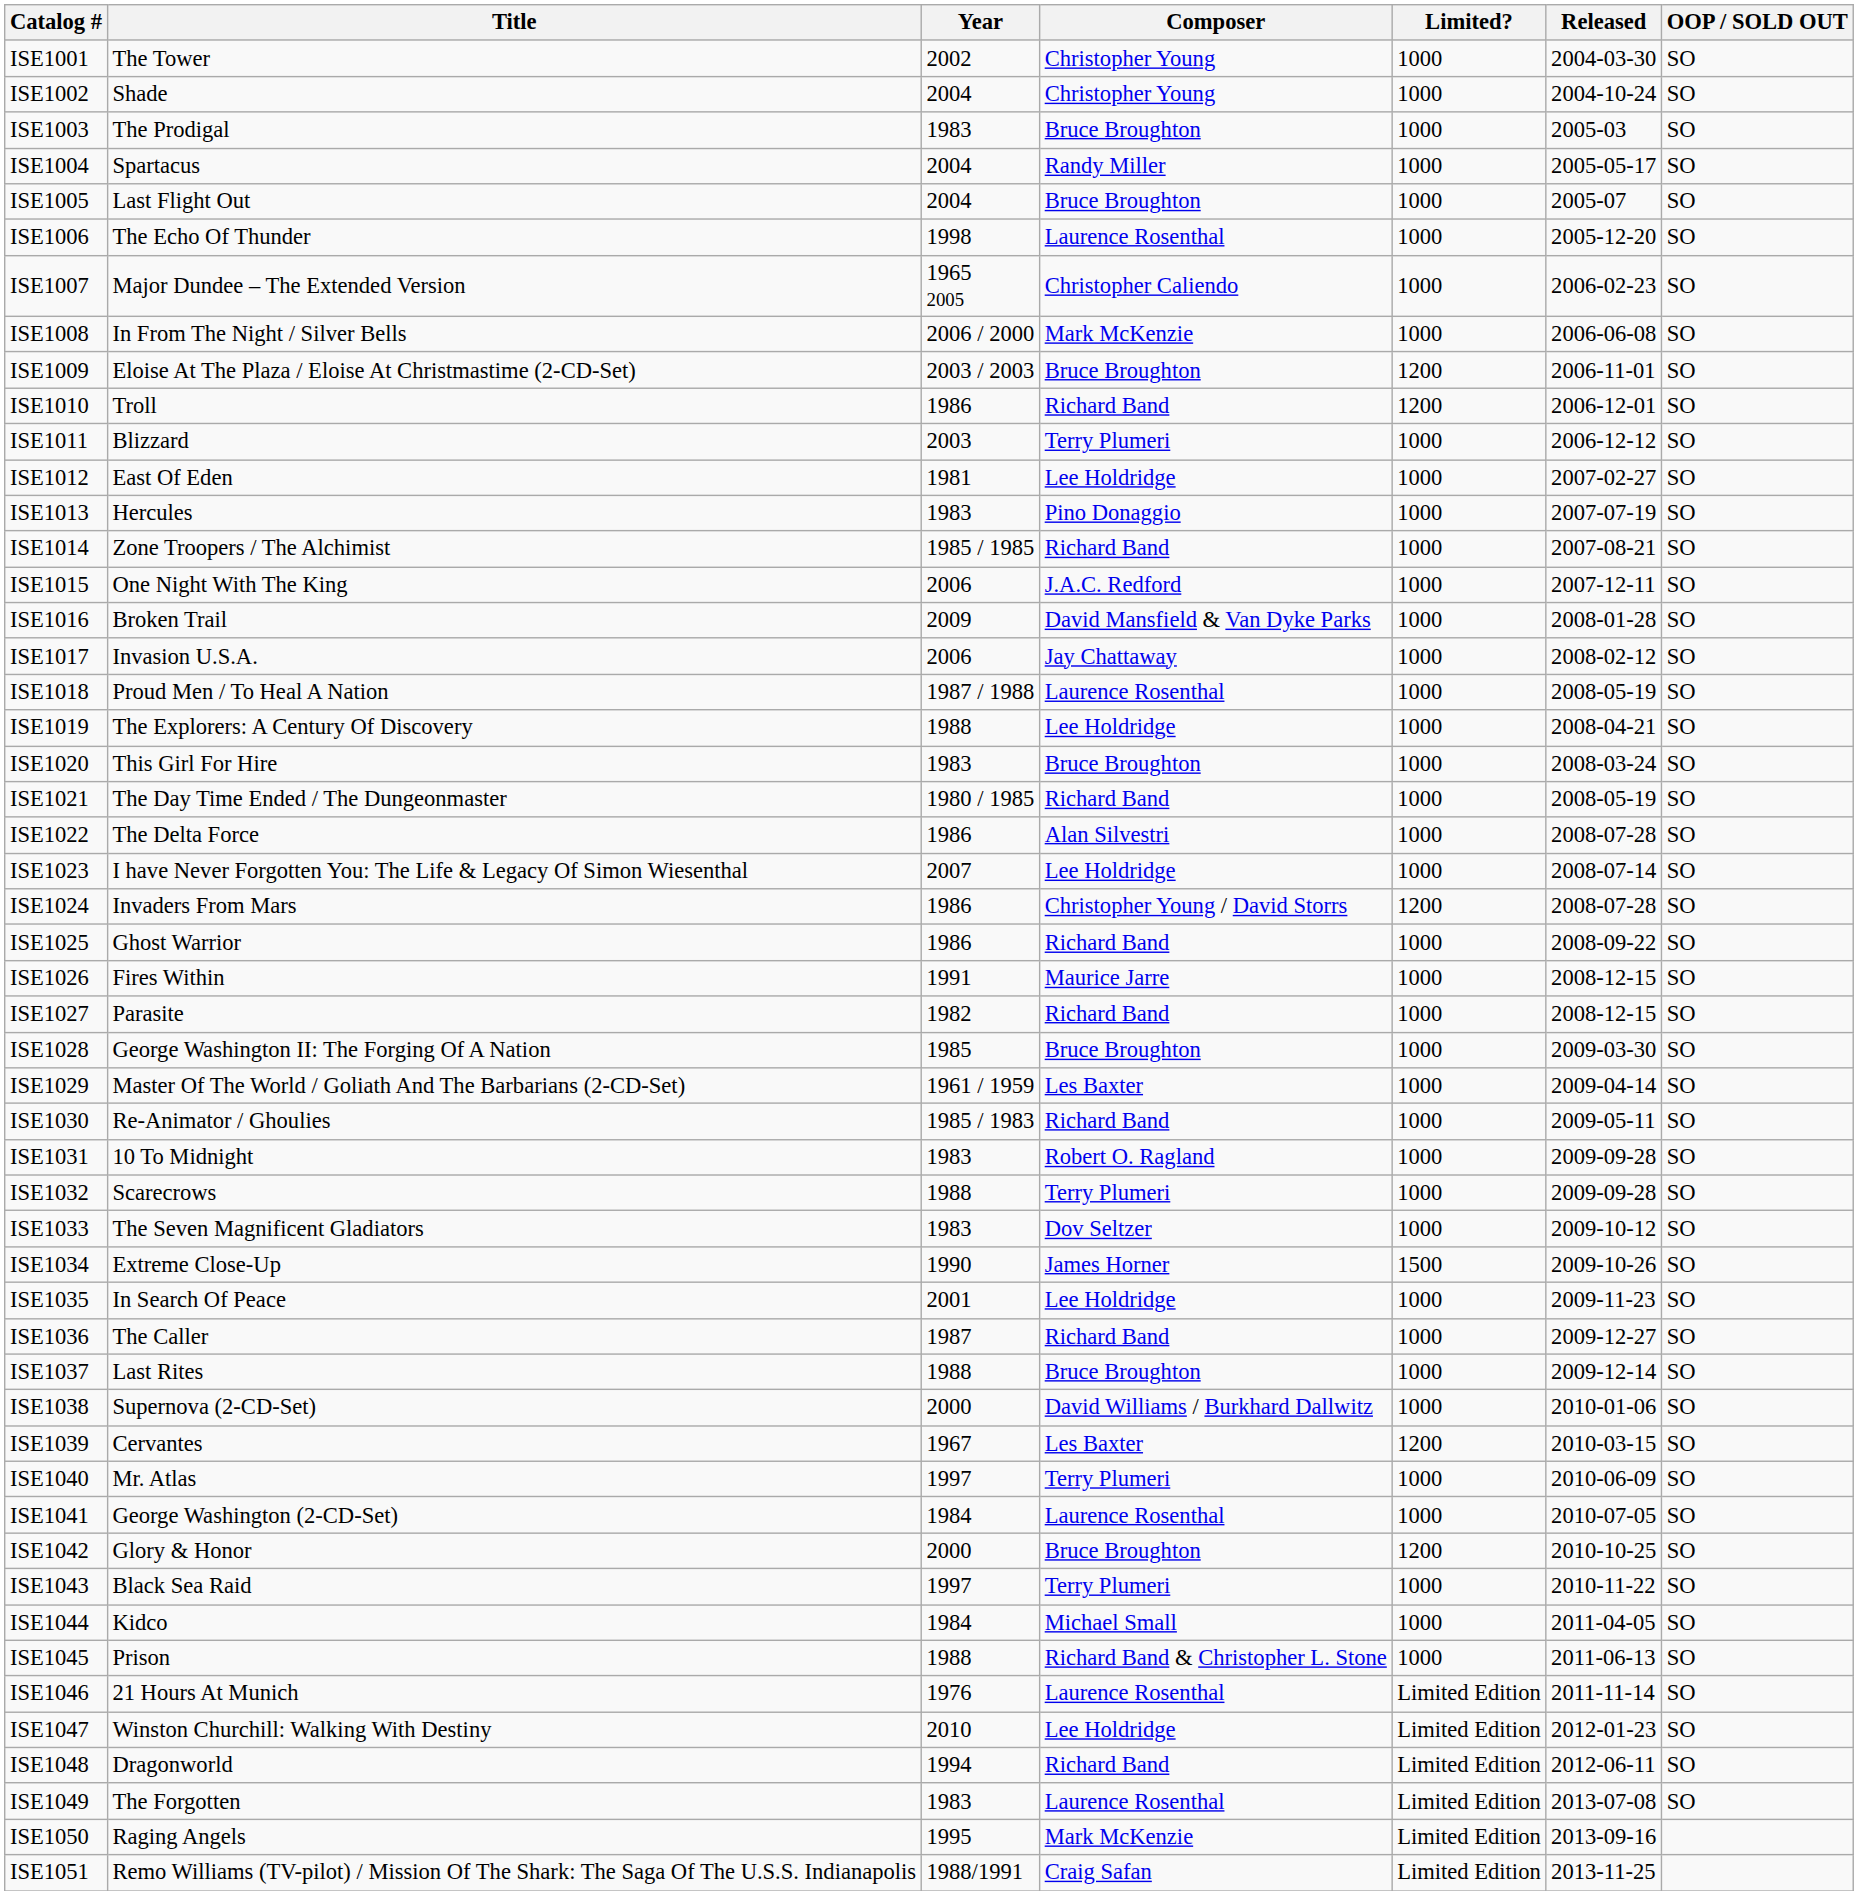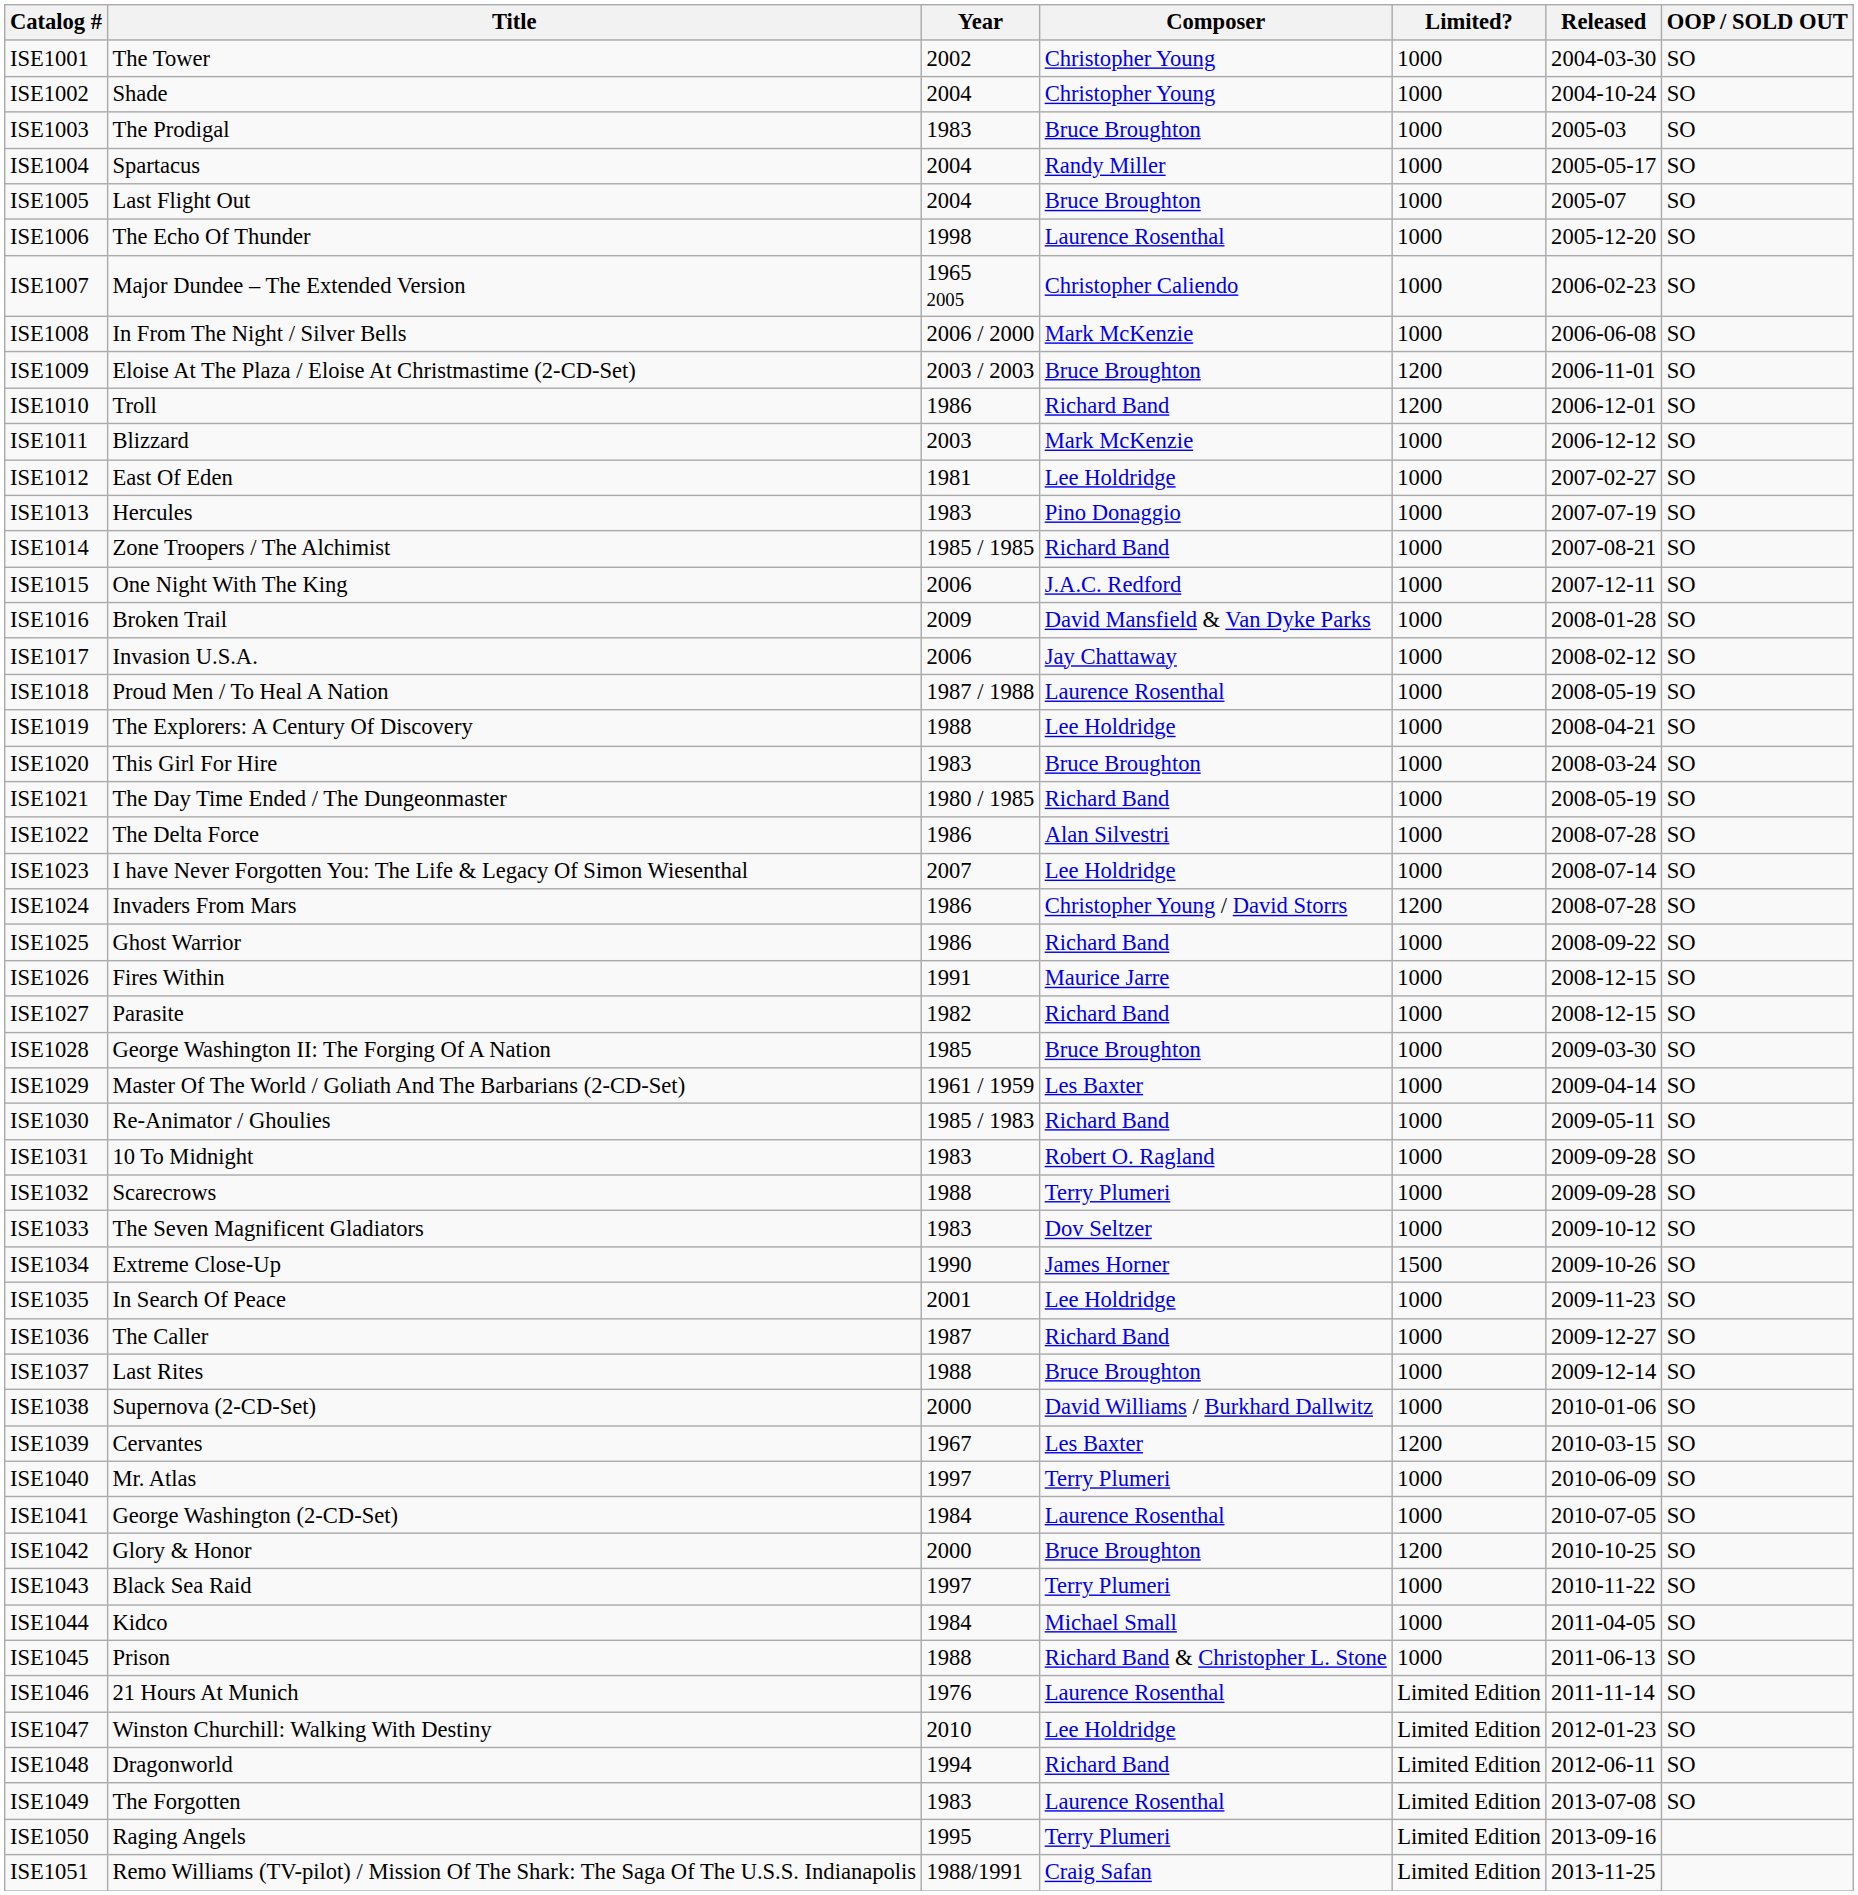(1107, 441) Terry Plumeri -> (1119, 441) Mark McKenzie
(1119, 1836) Mark McKenzie -> (1107, 1836) Terry Plumeri
